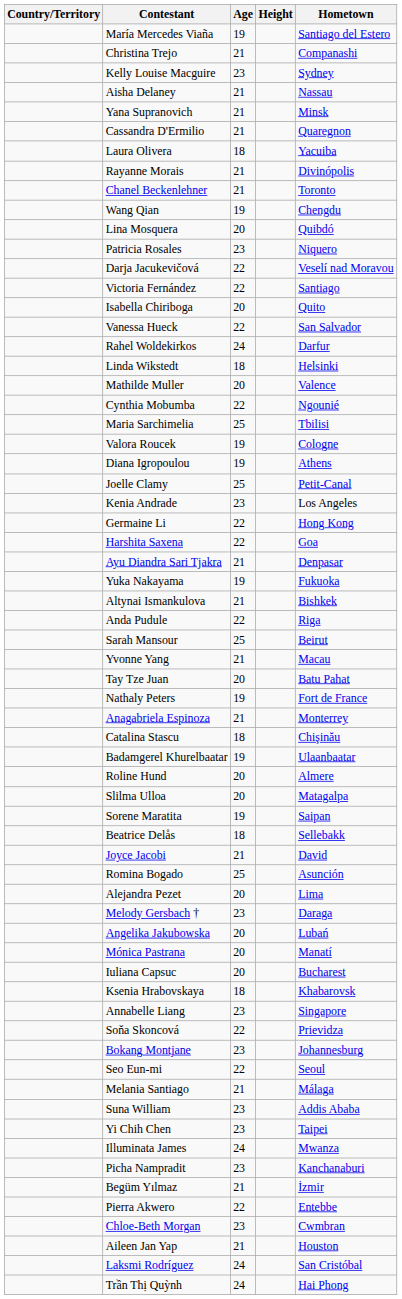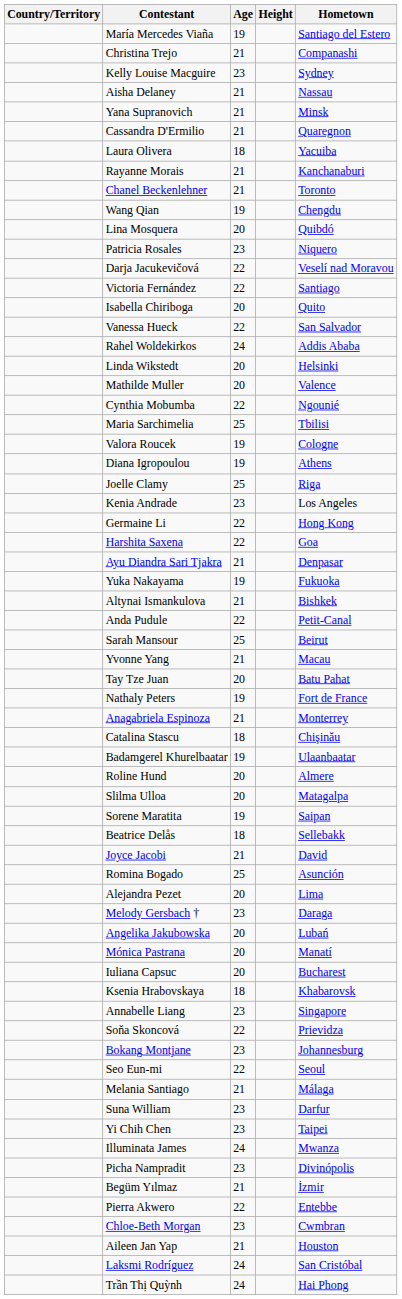(326, 170) Divinópolis -> (331, 170) Kanchanaburi
(314, 346) Darfur -> (329, 346) Addis Ababa
(239, 366) 18 -> (239, 366) 20
(325, 483) Petit-Canal -> (309, 483) Riga
(309, 620) Riga -> (325, 620) Petit-Canal
(329, 1109) Addis Ababa -> (314, 1109) Darfur
(331, 1167) Kanchanaburi -> (326, 1167) Divinópolis
